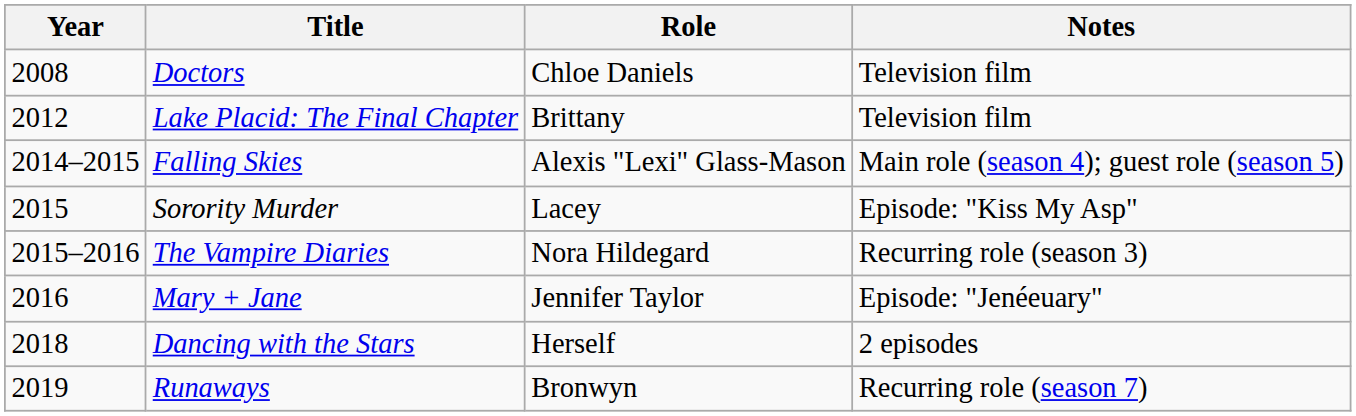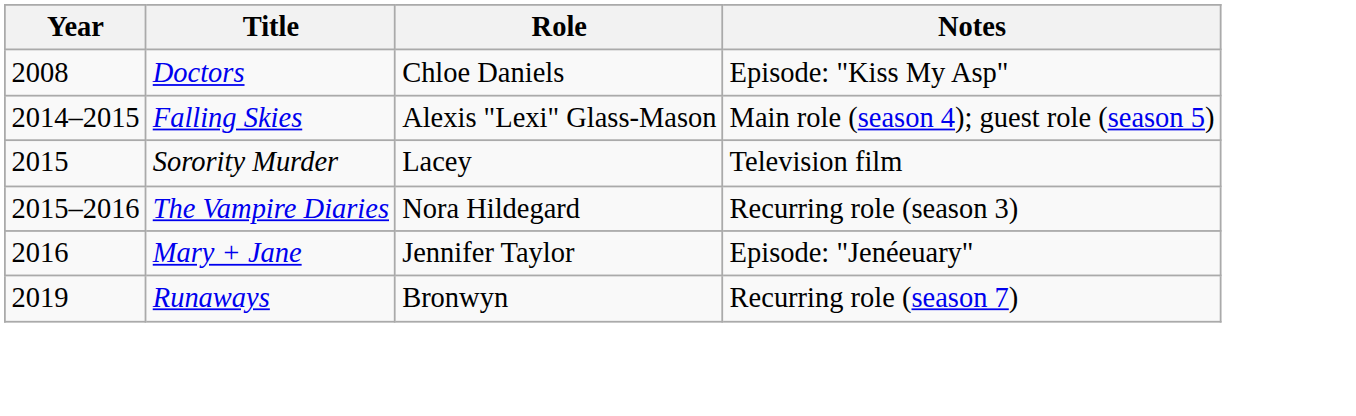(945, 72) Television film -> (869, 72) Episode: "Kiss My Asp"
- row: (335, 117)
(998, 207) Episode: "Kiss My Asp" -> (816, 162) Television film
- row: (284, 343)
